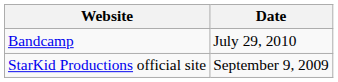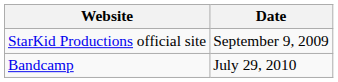rows swapped: (107, 65) <-> (41, 41)
